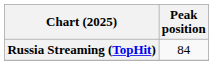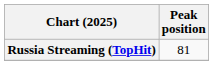(184, 49) 84 -> (184, 49) 81
